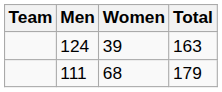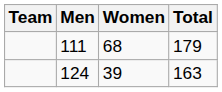rows swapped: (73, 73) <-> (75, 45)
